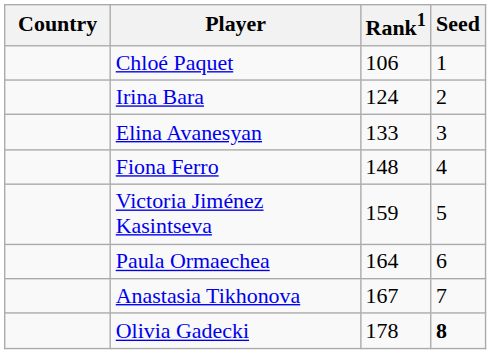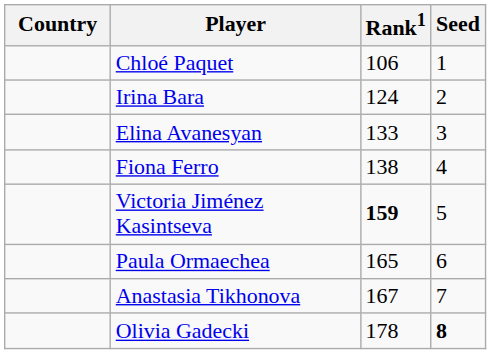(382, 166) 148 -> (382, 166) 138
(382, 213) normal -> (382, 213) bold
(382, 261) 164 -> (382, 261) 165
